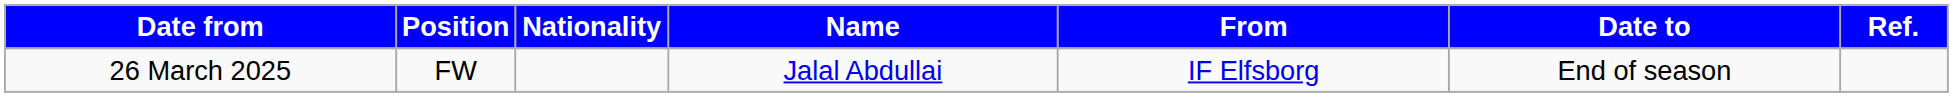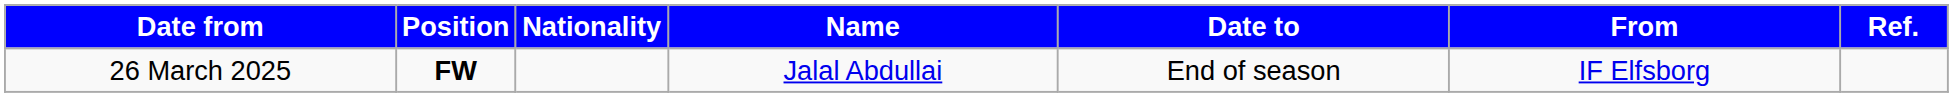columns swapped: (1254, 27) <-> (1644, 27)
(456, 70) normal -> (456, 70) bold
